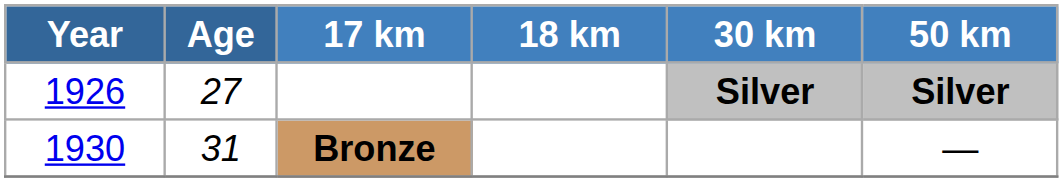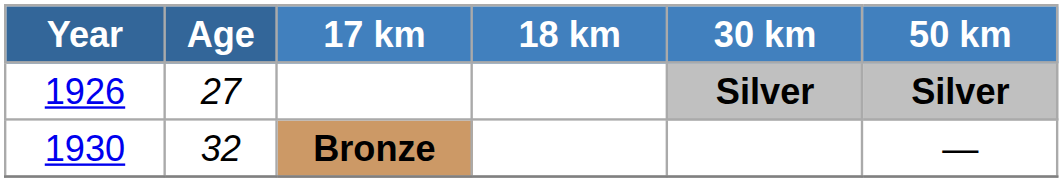(221, 149) 31 -> (221, 149) 32
